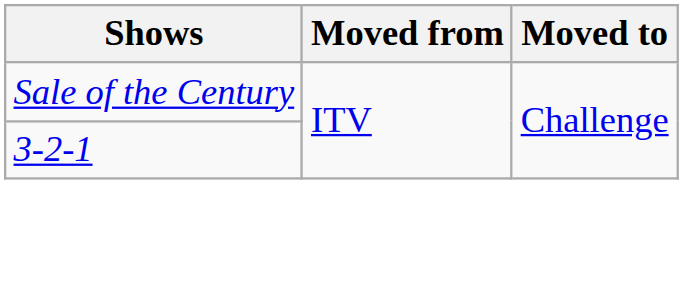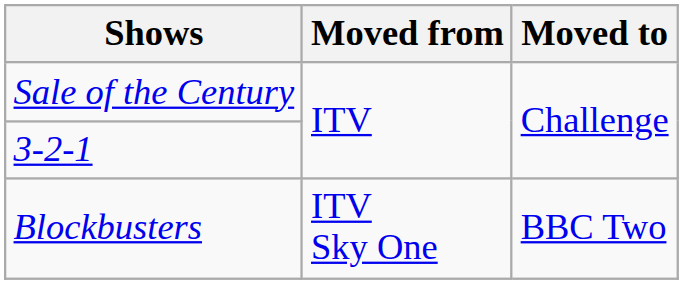+ row: (108, 227)
